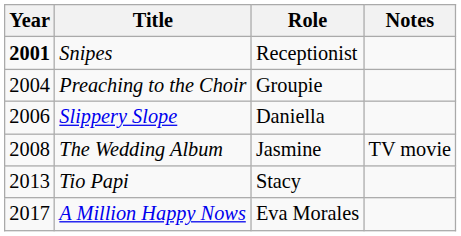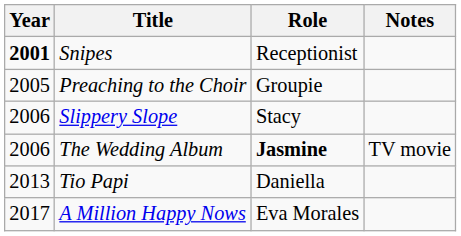(30, 85) 2004 -> (30, 85) 2005
(290, 117) Daniella -> (278, 117) Stacy
(30, 149) 2008 -> (30, 149) 2006
(289, 149) normal -> (291, 149) bold
(278, 181) Stacy -> (290, 181) Daniella
